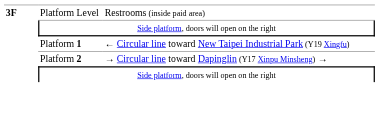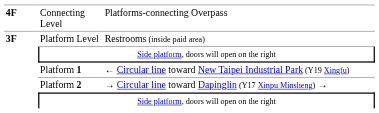+ row: (62, 18)
